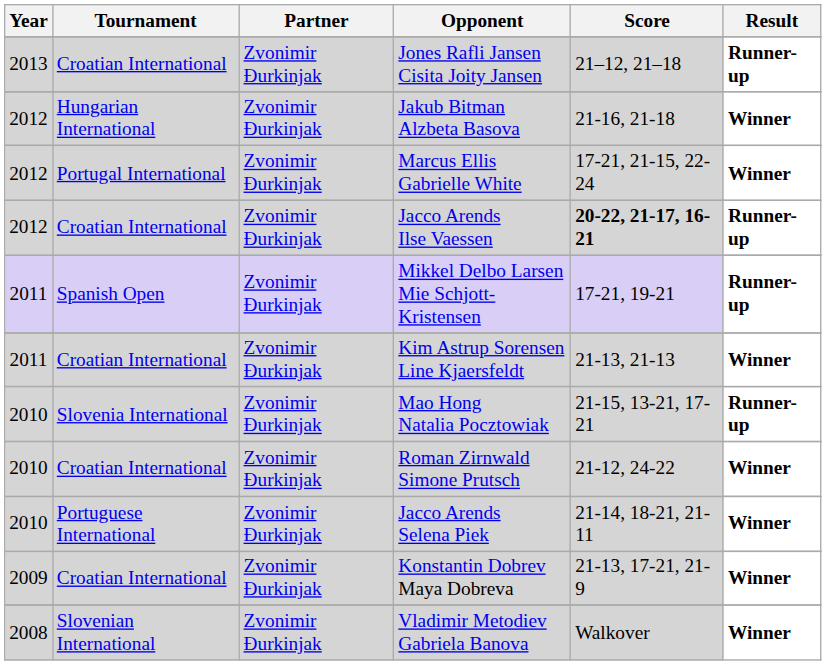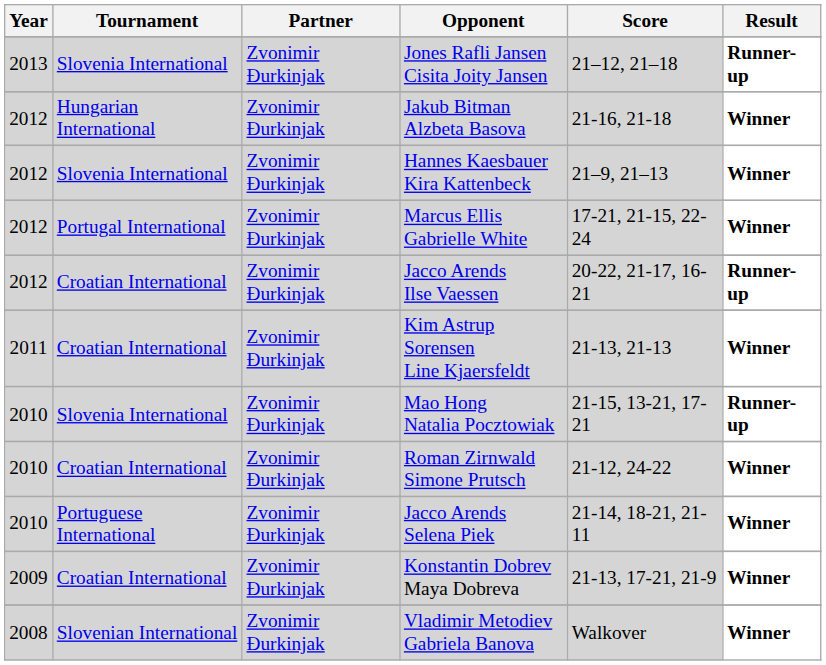(142, 64) Croatian International -> (142, 64) Slovenia International
+ row: (476, 173)
(643, 227) bold -> (639, 282) normal
- row: (481, 293)
